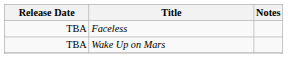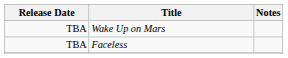rows swapped: (128, 45) <-> (109, 28)
